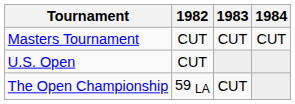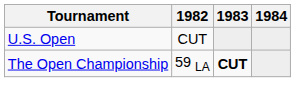- row: (73, 39)
(232, 87) normal -> (232, 64) bold
